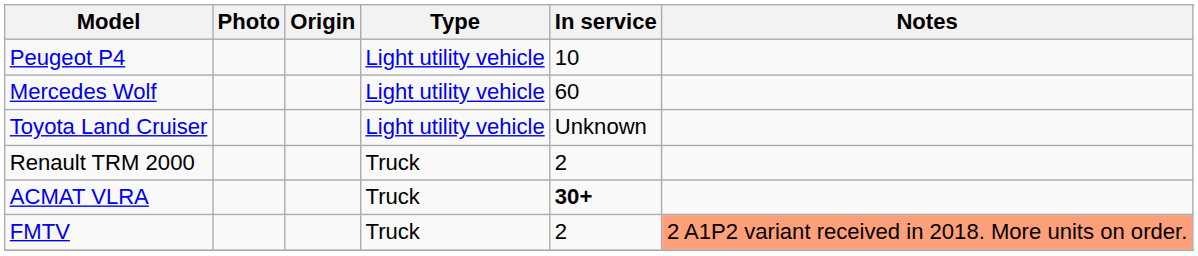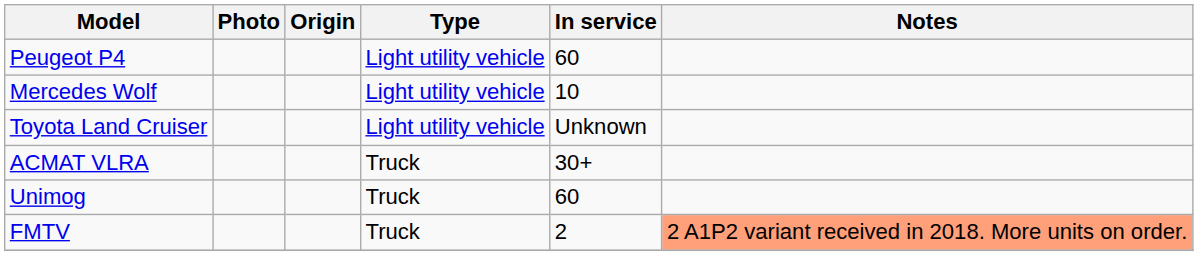(567, 57) 10 -> (567, 57) 60
(567, 92) 60 -> (567, 92) 10
- row: (102, 162)
(574, 197) bold -> (574, 162) normal
+ row: (48, 197)
